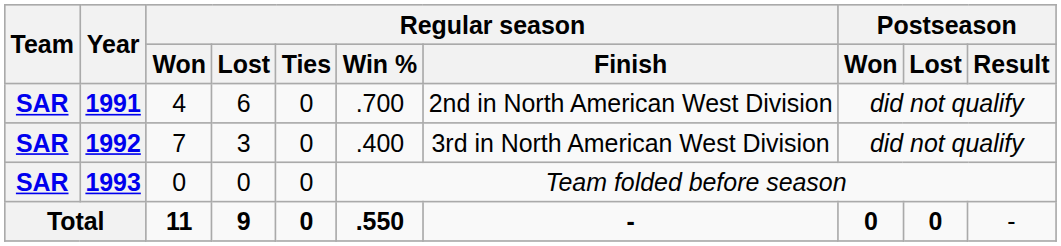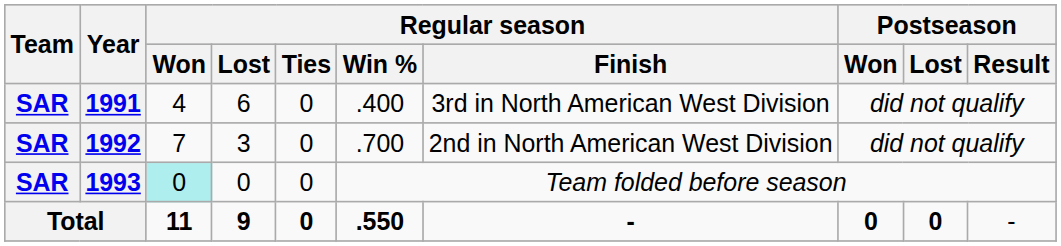(380, 104) .700 -> (380, 104) .400
(631, 104) 2nd in North American West Division -> (631, 104) 3rd in North American West Division
(380, 143) .400 -> (380, 143) .700
(631, 143) 3rd in North American West Division -> (631, 143) 2nd in North American West Division
(179, 183) no background -> (179, 183) paleturquoise background
